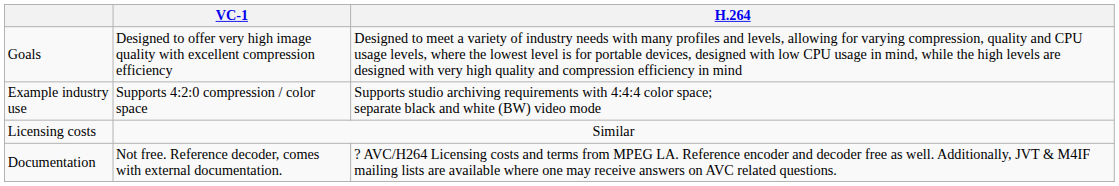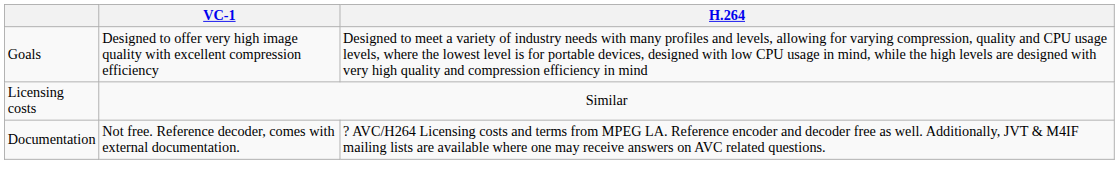- row: (58, 101)
